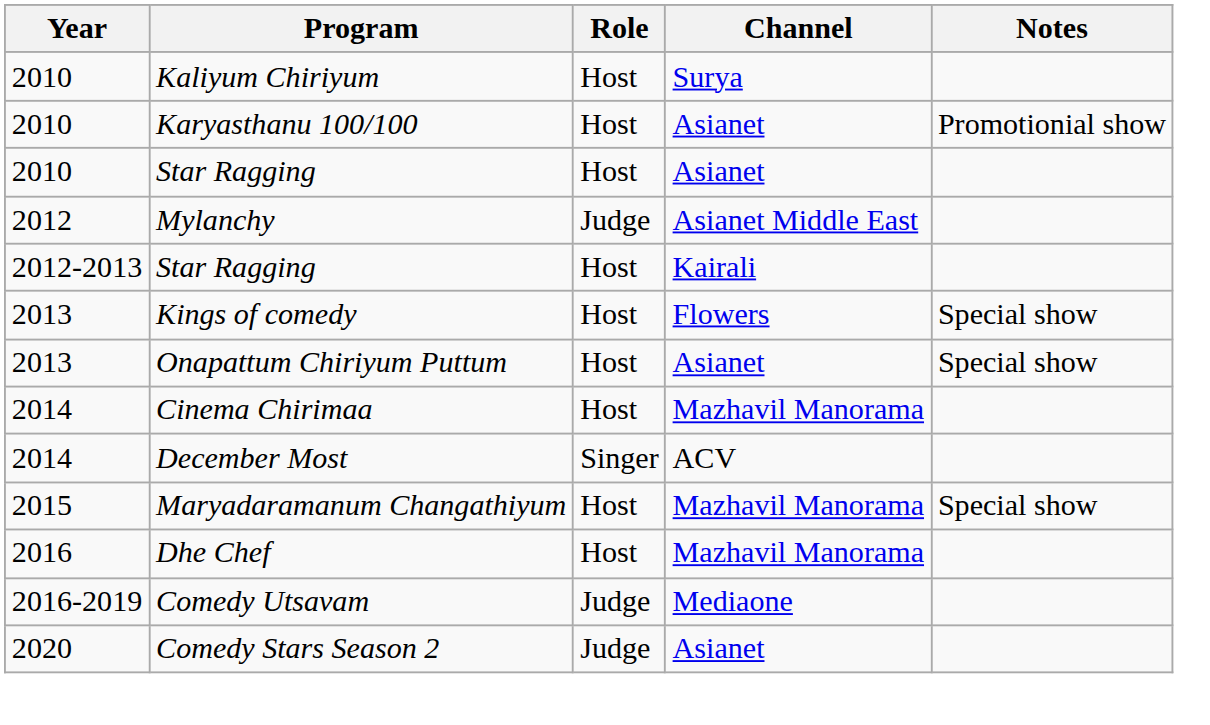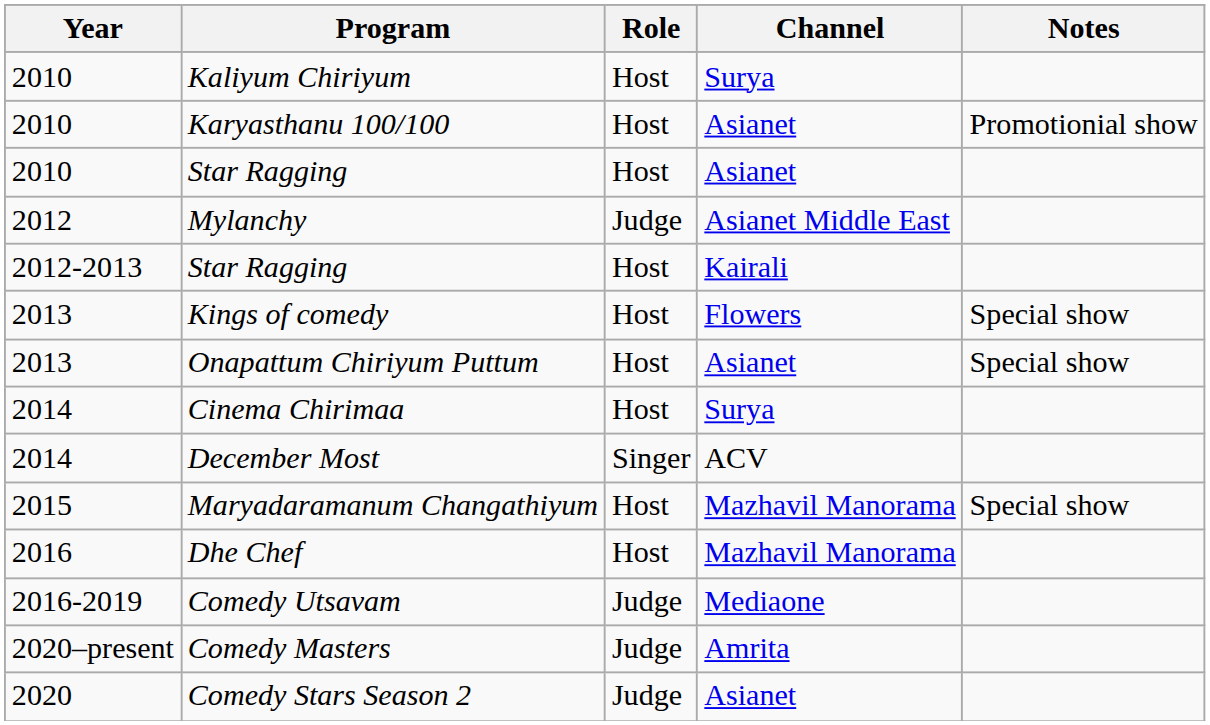(798, 409) Mazhavil Manorama -> (739, 409) Surya
+ row: (93, 648)
